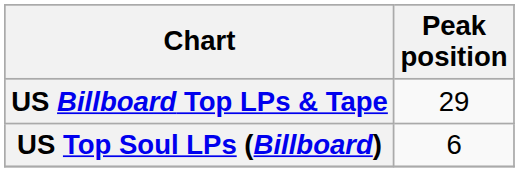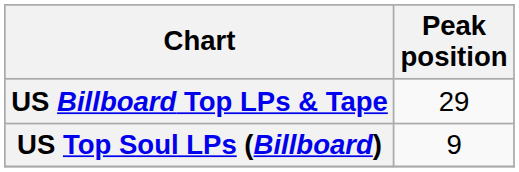(454, 144) 6 -> (454, 144) 9
